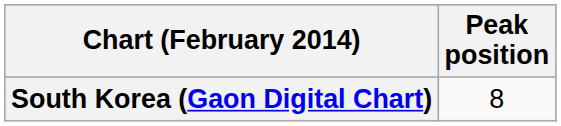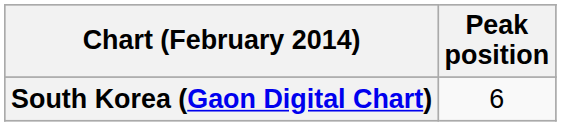(497, 98) 8 -> (497, 98) 6
